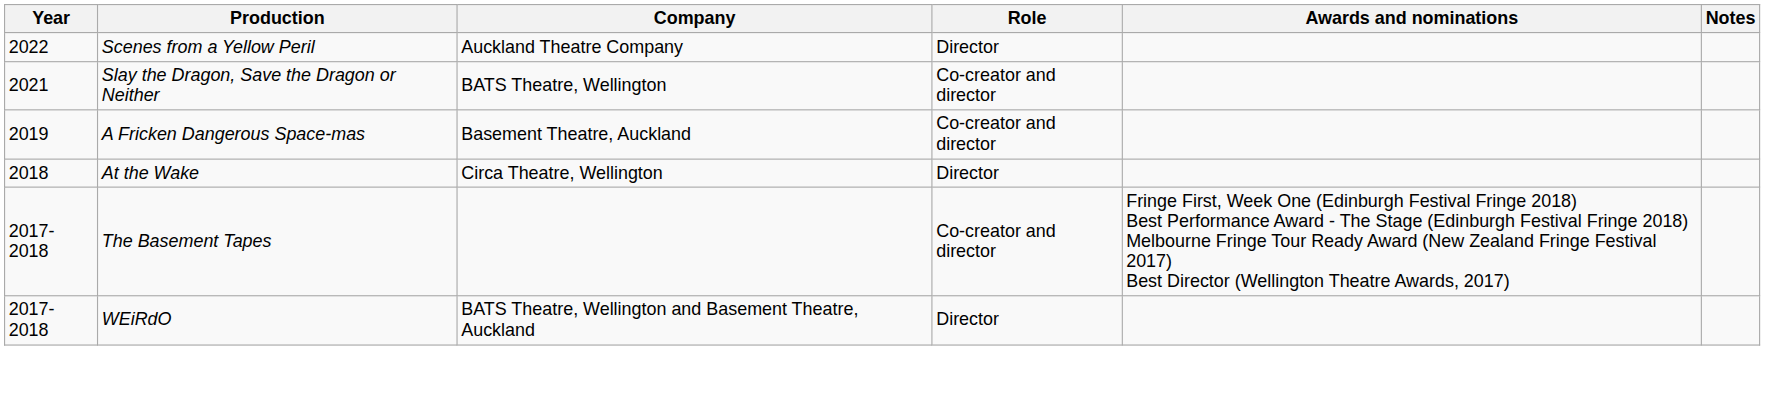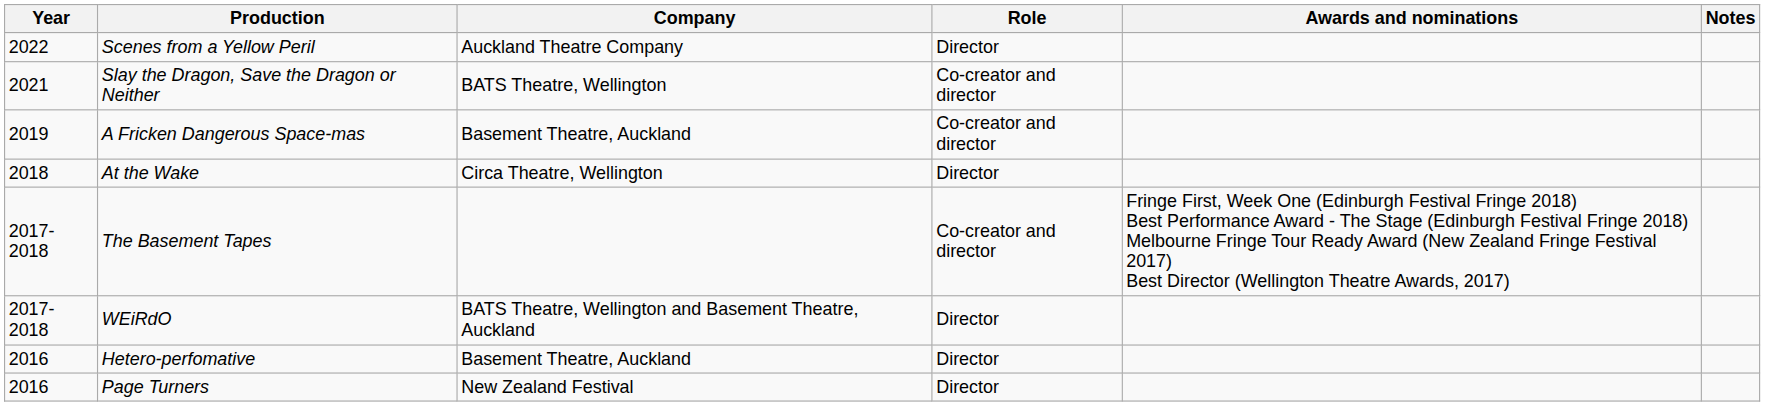+ row: (179, 358)
+ row: (155, 387)
